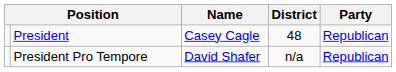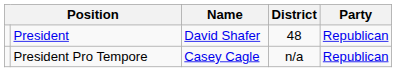(222, 35) Casey Cagle -> (222, 35) David Shafer
(222, 56) David Shafer -> (222, 56) Casey Cagle
